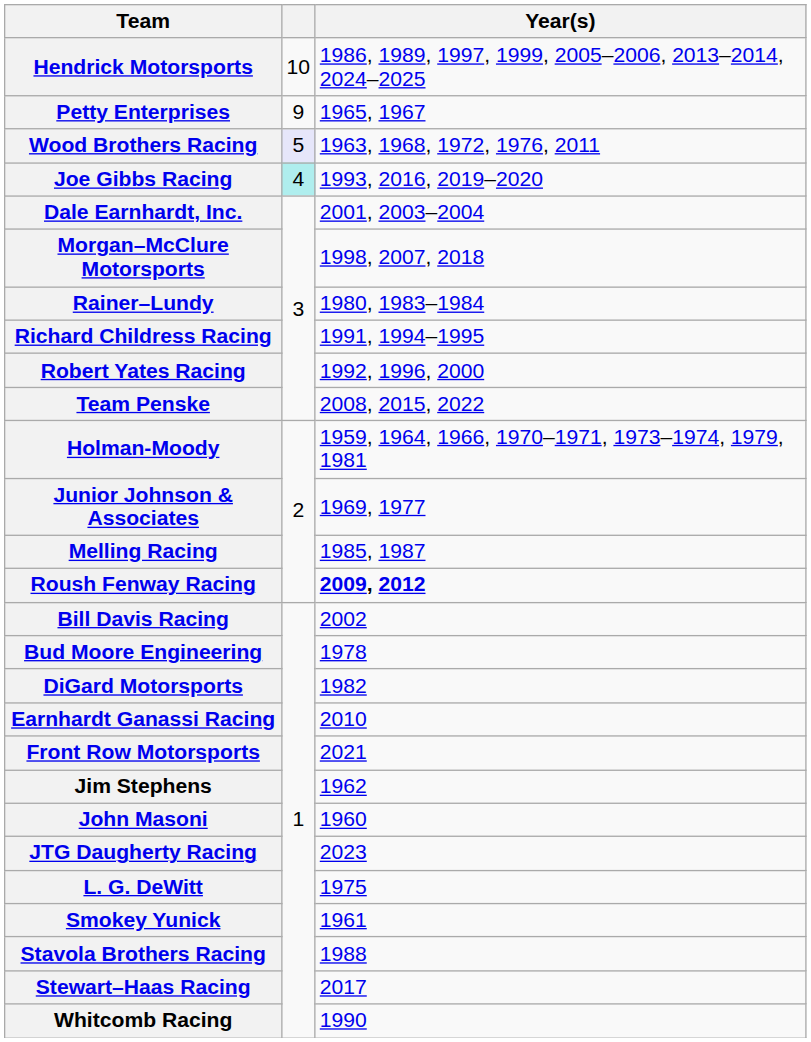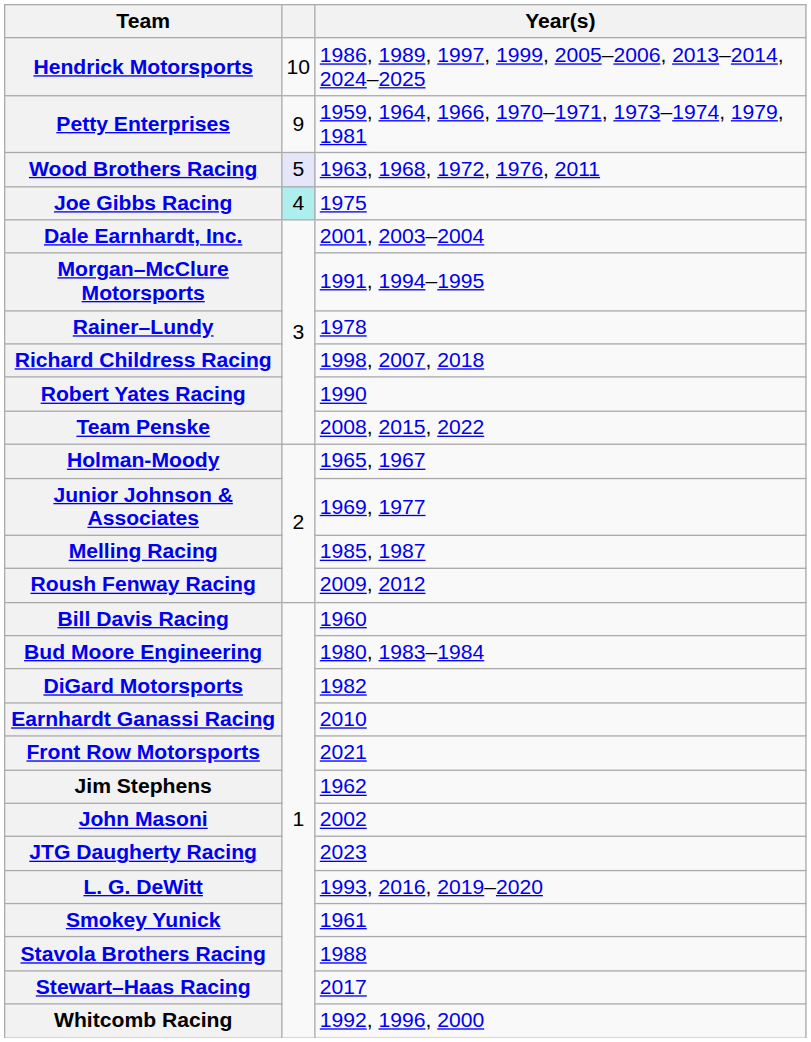(373, 111) 1965, 1967 -> (552, 123) 1959, 1964, 1966, 1970–1971, 1973–1974, 1979, 1981
(431, 178) 1993, 2016, 2019–2020 -> (343, 202) 1975
(402, 257) 1998, 2007, 2018 -> (402, 281) 1991, 1994–1995
(402, 303) 1980, 1983–1984 -> (343, 326) 1978
(402, 336) 1991, 1994–1995 -> (402, 360) 1998, 2007, 2018
(402, 370) 1992, 1996, 2000 -> (343, 393) 1990
(552, 449) 1959, 1964, 1966, 1970–1971, 1973–1974, 1979, 1981 -> (373, 460) 1965, 1967
(373, 585) bold -> (373, 585) normal
(343, 618) 2002 -> (343, 618) 1960
(343, 652) 1978 -> (402, 652) 1980, 1983–1984
(343, 819) 1960 -> (343, 819) 2002
(343, 886) 1975 -> (431, 886) 1993, 2016, 2019–2020
(343, 1020) 1990 -> (402, 1020) 1992, 1996, 2000
